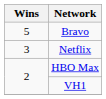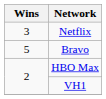rows swapped: (75, 31) <-> (75, 49)
